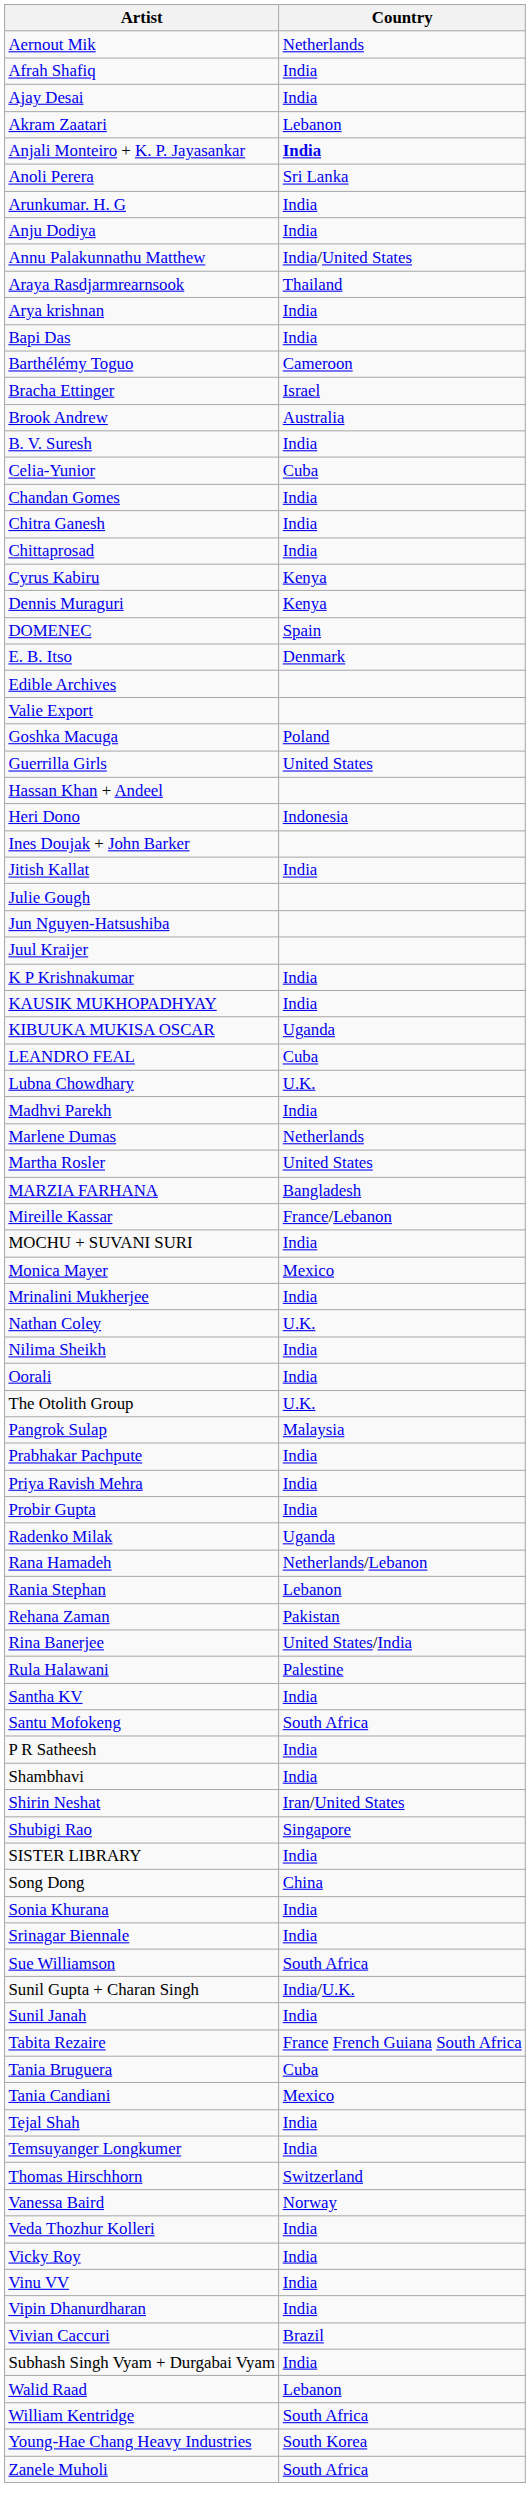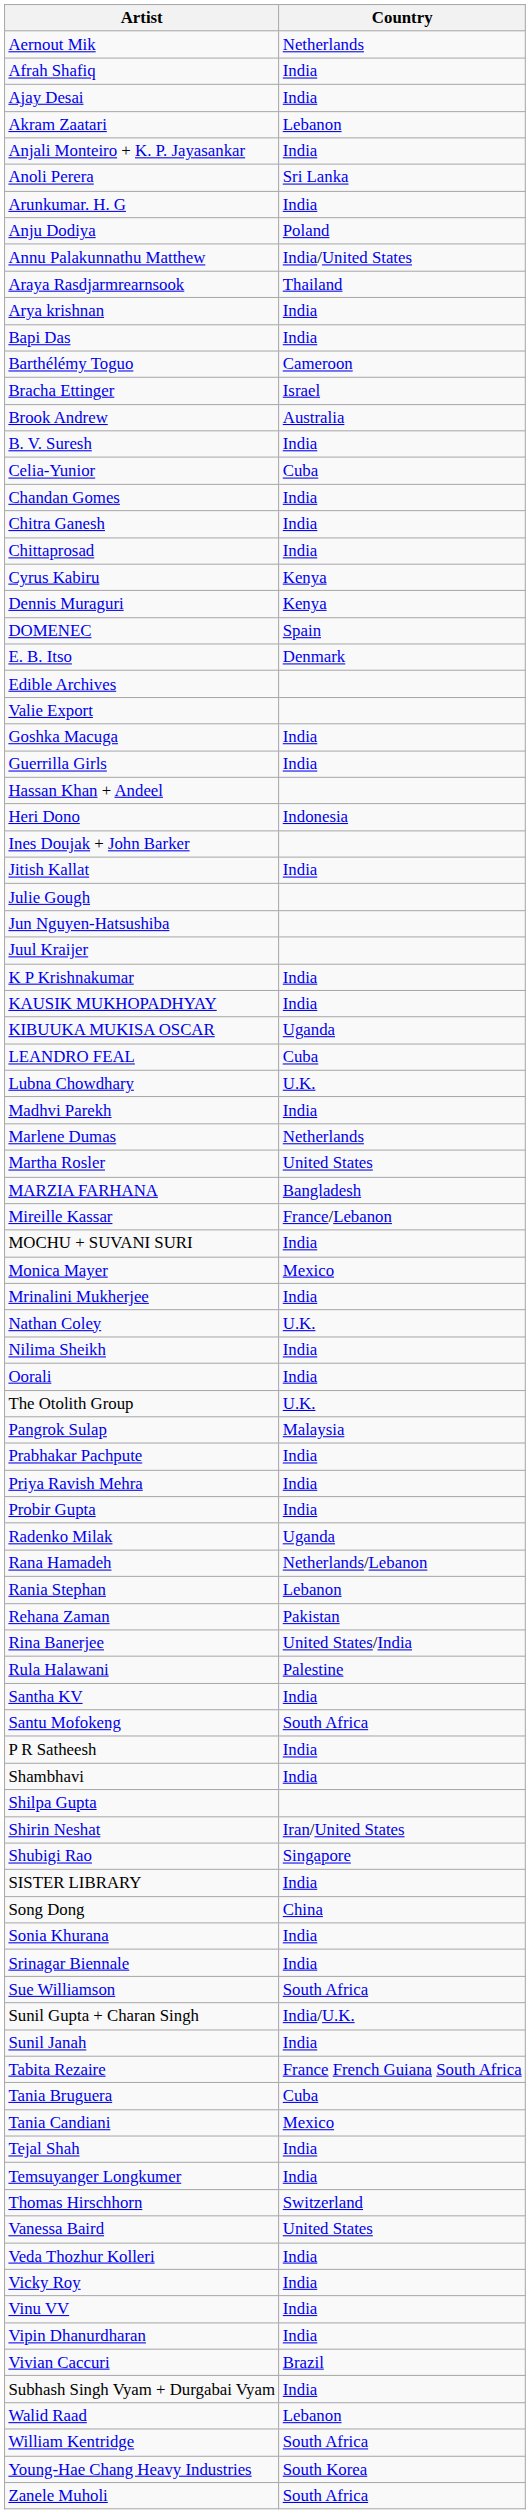(302, 151) bold -> (300, 151) normal
(300, 230) India -> (306, 230) Poland
(306, 737) Poland -> (300, 737) India
(328, 763) United States -> (300, 763) India
+ row: (52, 1802)
(310, 2202) Norway -> (328, 2229) United States
